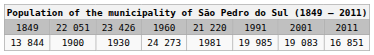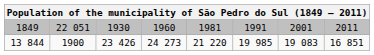(119, 27) 23 426 -> (119, 27) 1930
(210, 27) 21 220 -> (210, 27) 1981
(119, 42) 1930 -> (119, 42) 23 426
(210, 42) 1981 -> (210, 42) 21 220
